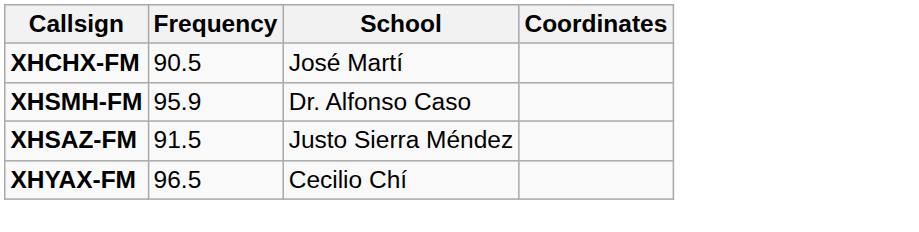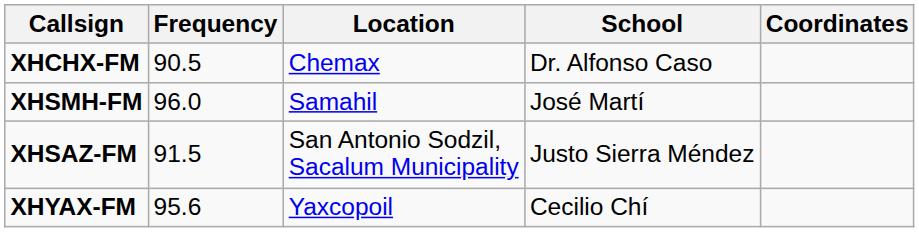+ column: (404, 23)
(346, 62) José Martí -> (621, 62) Dr. Alfonso Caso
(177, 101) 95.9 -> (177, 101) 96.0
(380, 101) Dr. Alfonso Caso -> (587, 101) José Martí
(177, 179) 96.5 -> (177, 206) 95.6
